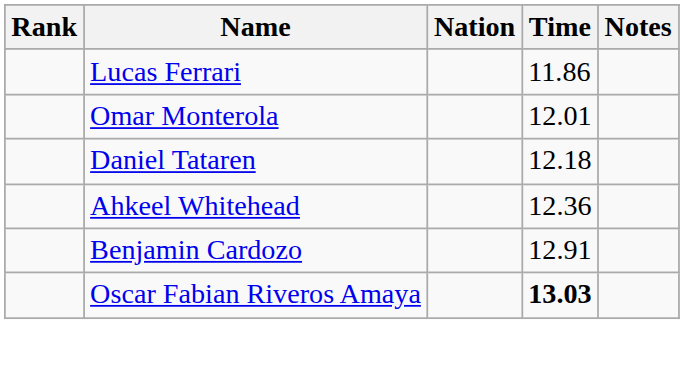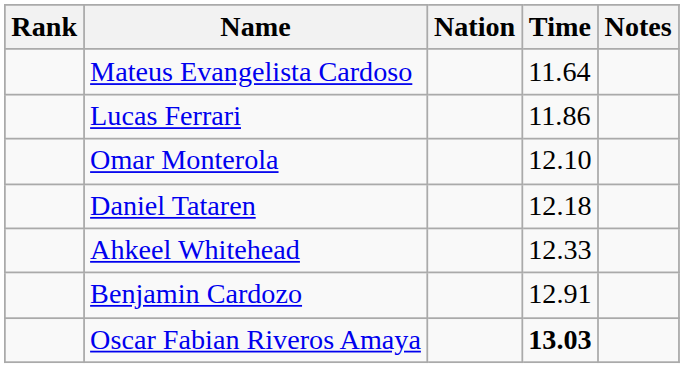+ row: (251, 71)
(560, 116) 12.01 -> (560, 160) 12.10
(560, 205) 12.36 -> (560, 250) 12.33
